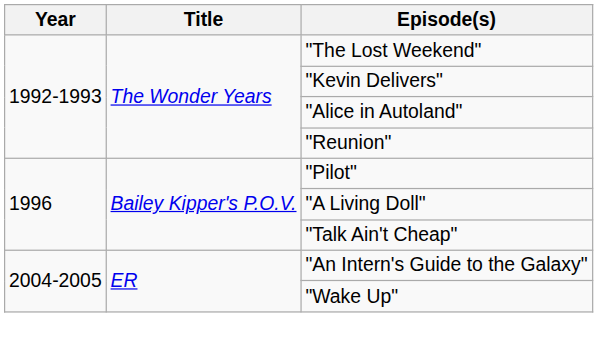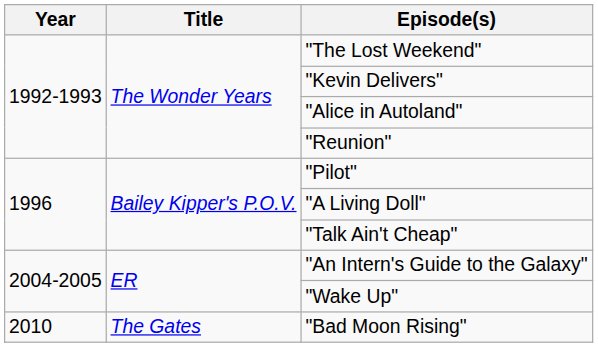+ row: (386, 326)
